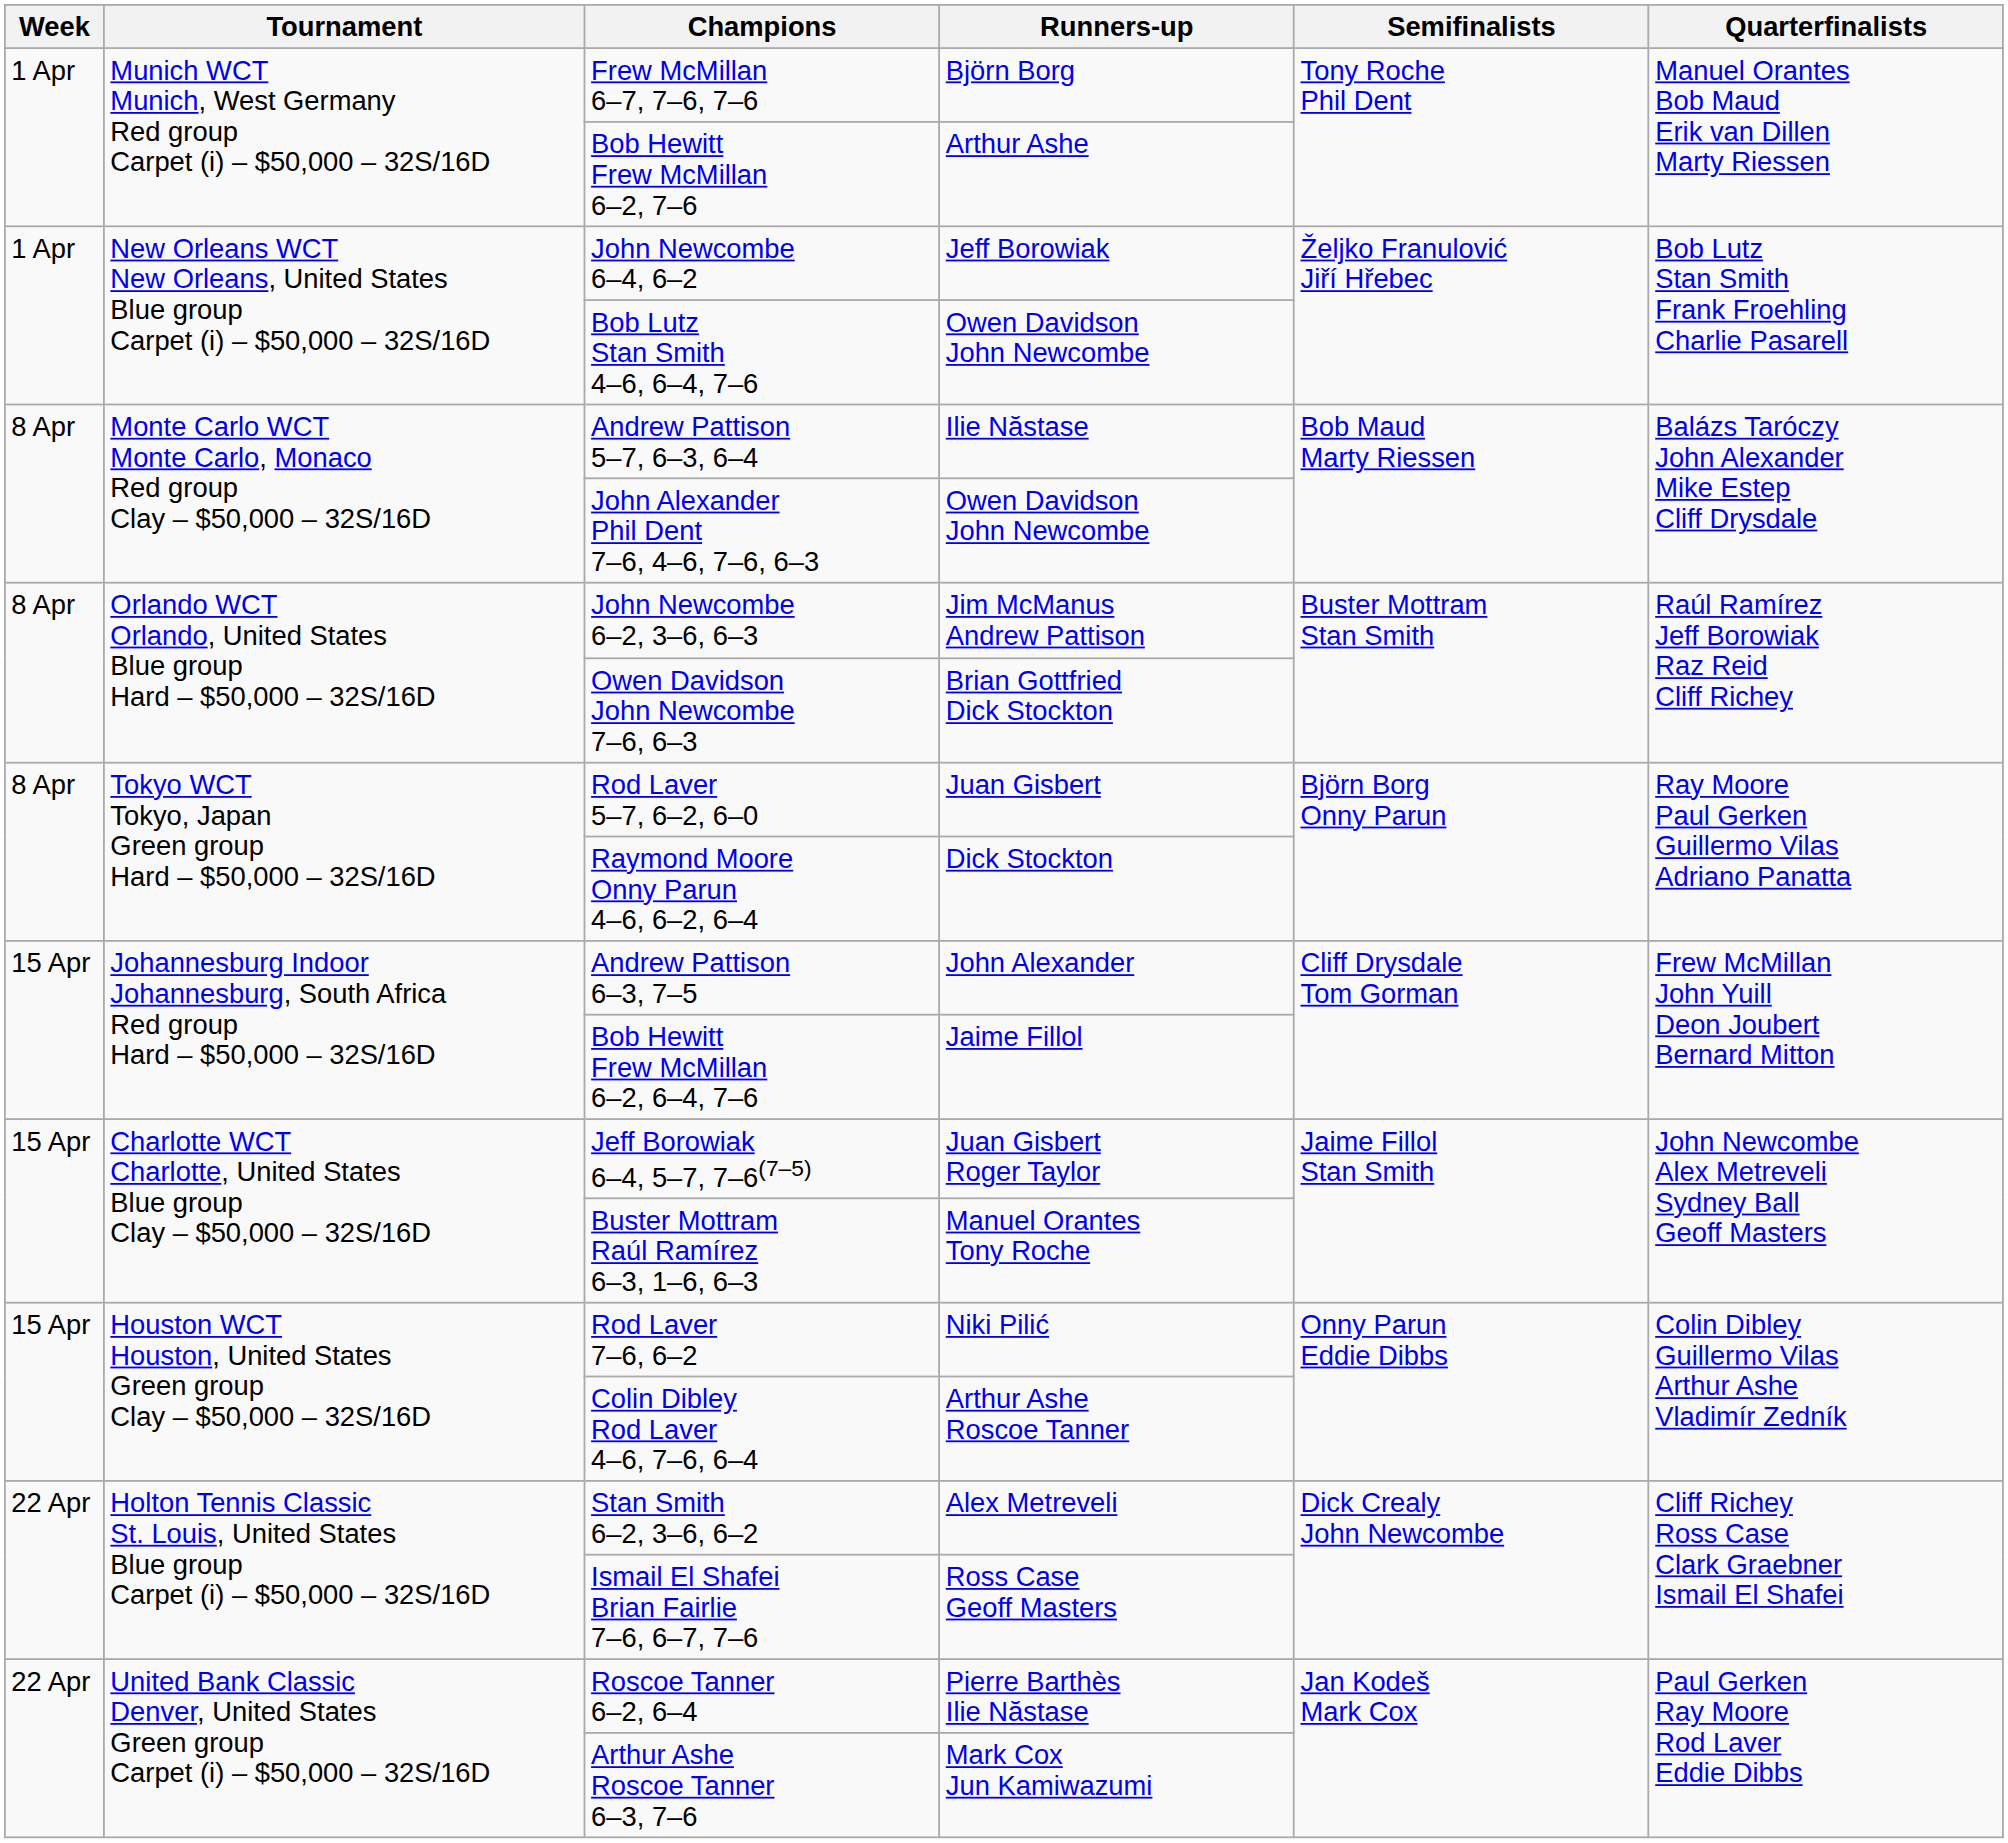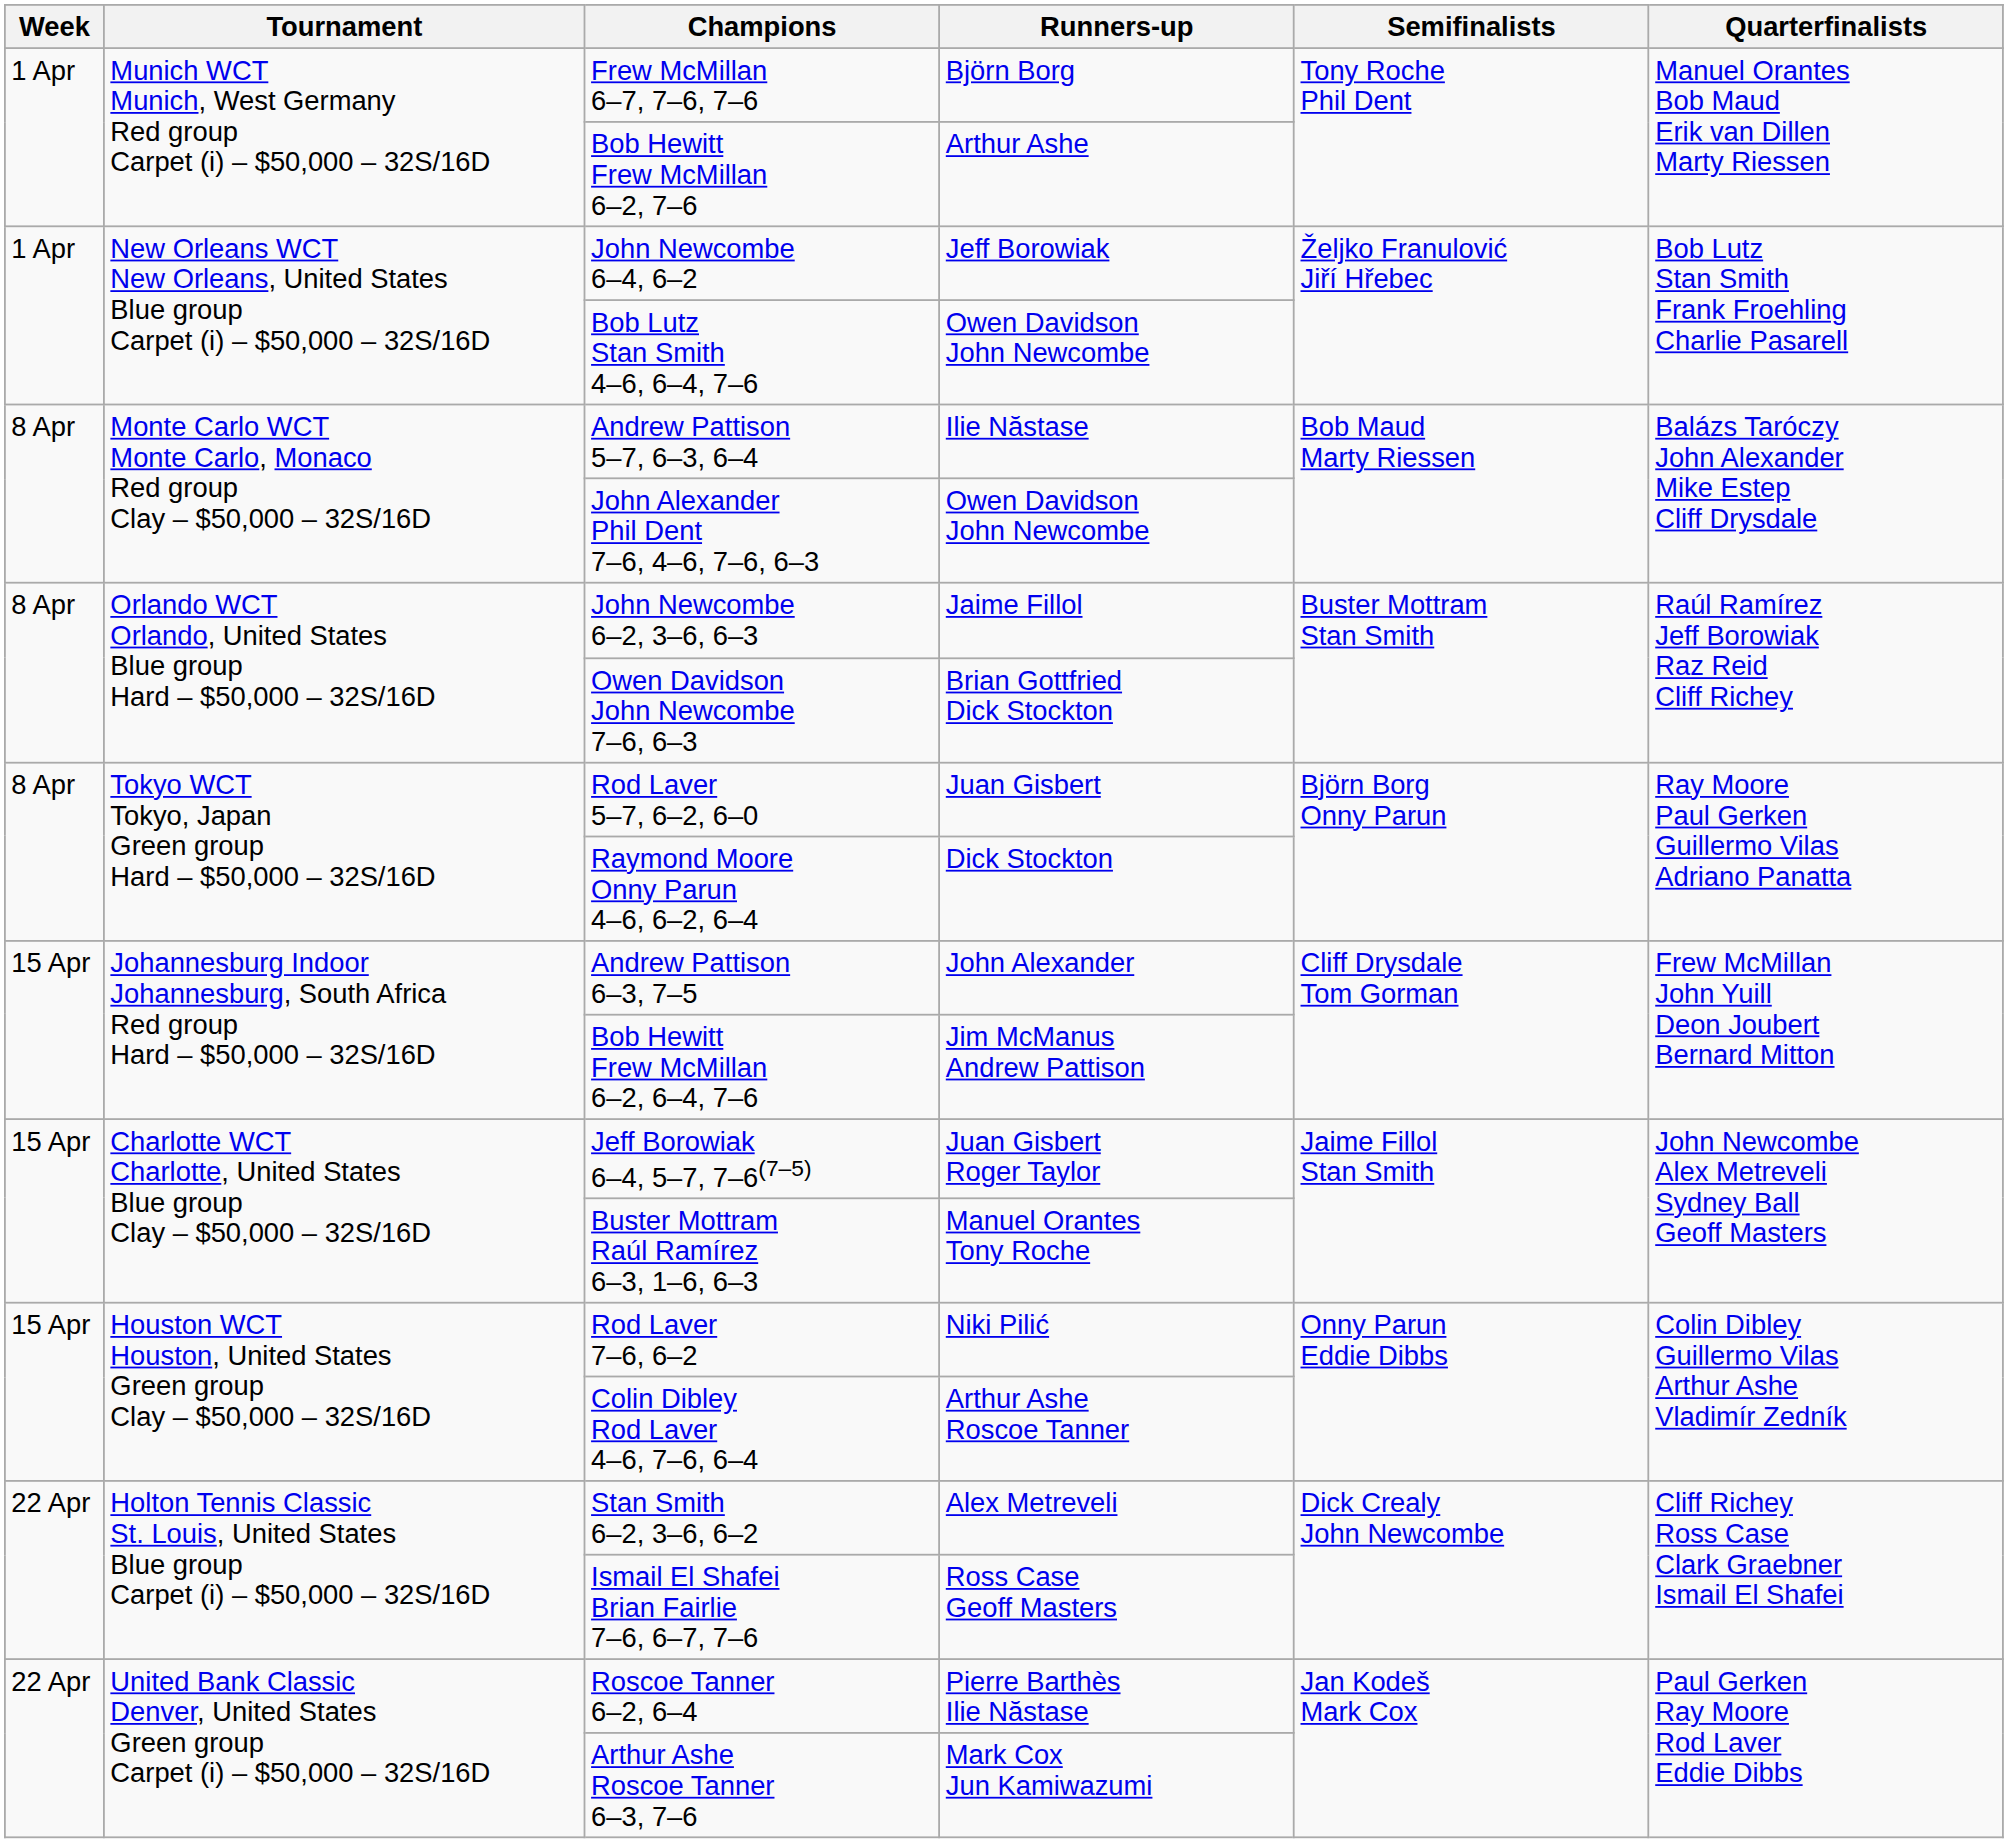(1045, 621) Jim McManus Andrew Pattison -> (1014, 605) Jaime Fillol
(1014, 1036) Jaime Fillol -> (1045, 1051) Jim McManus Andrew Pattison
